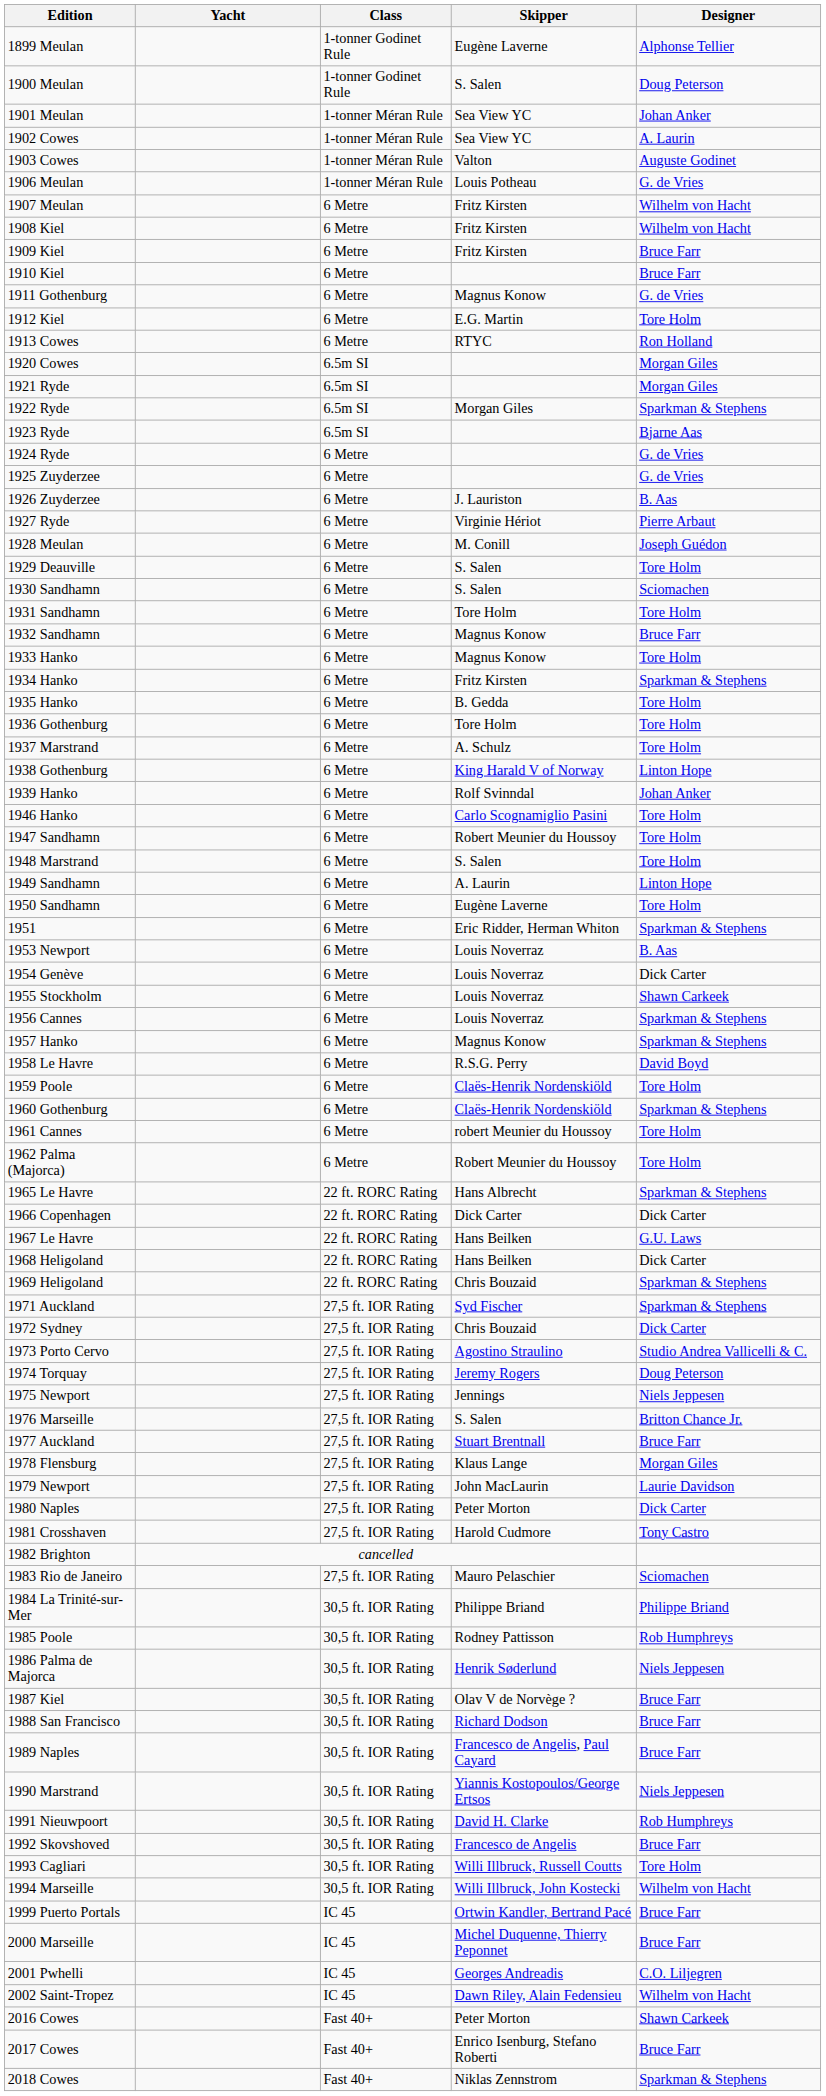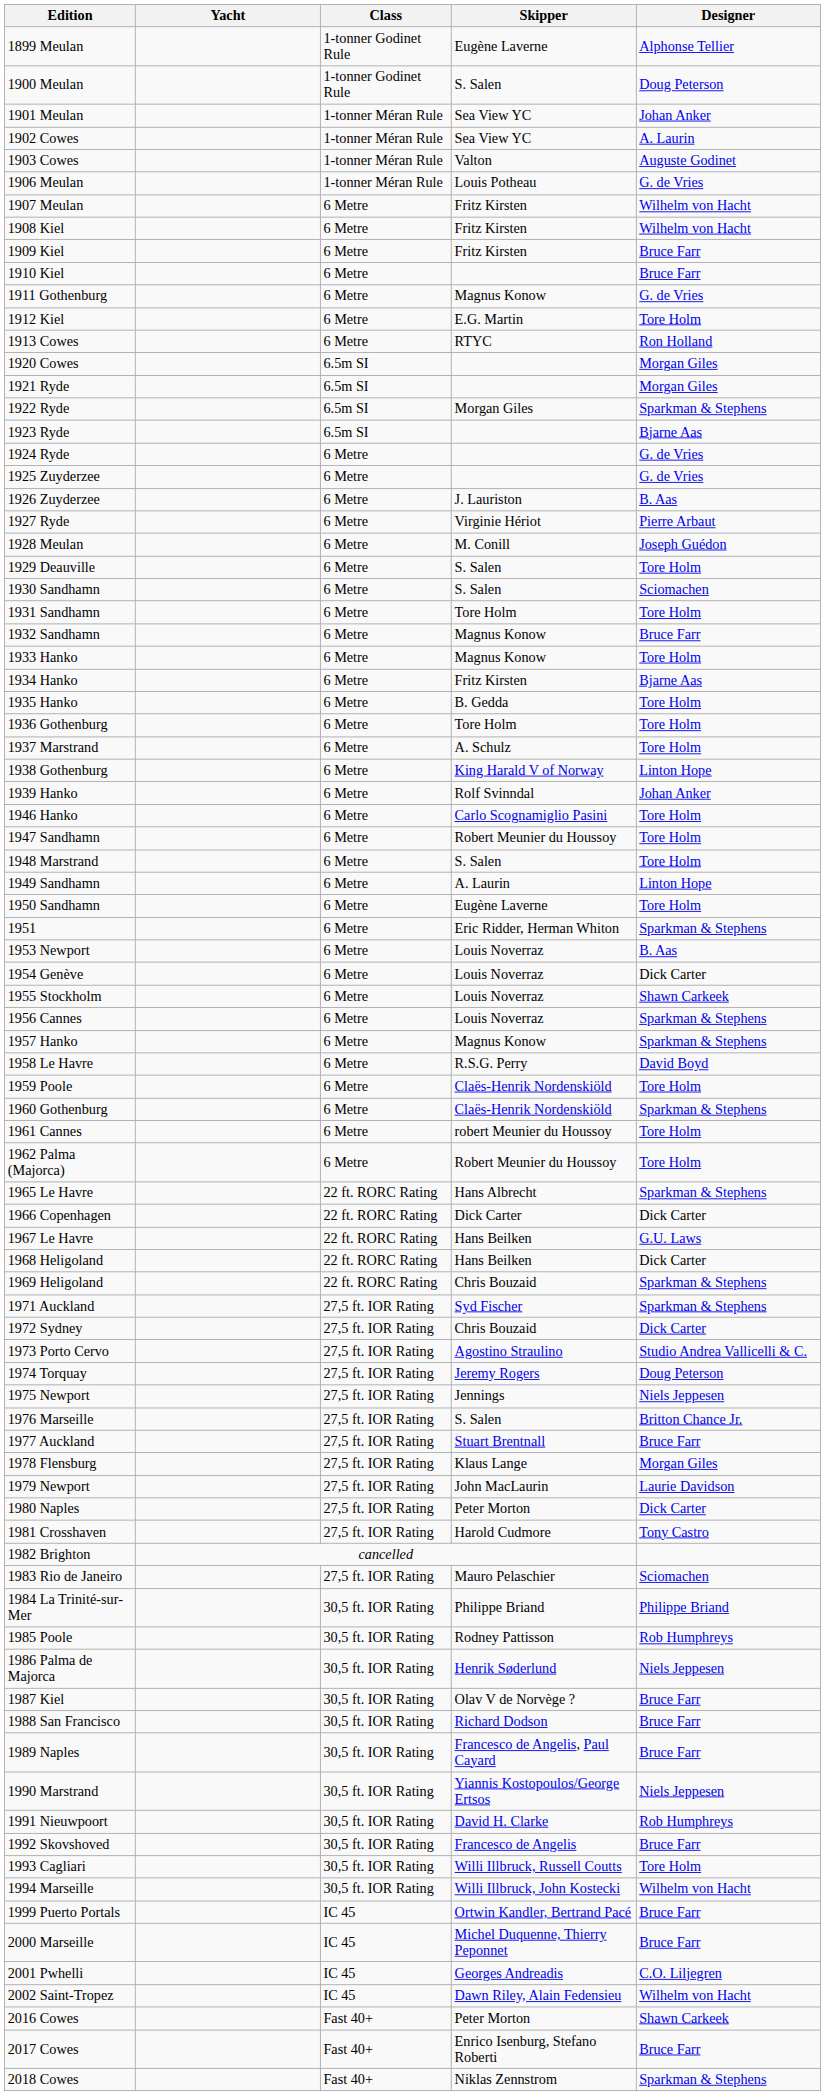(703, 680) Sparkman & Stephens -> (671, 680) Bjarne Aas
